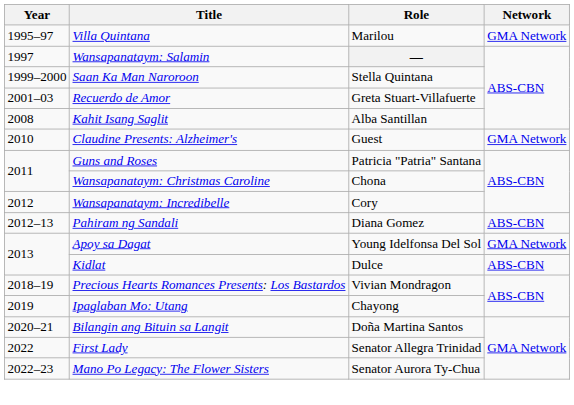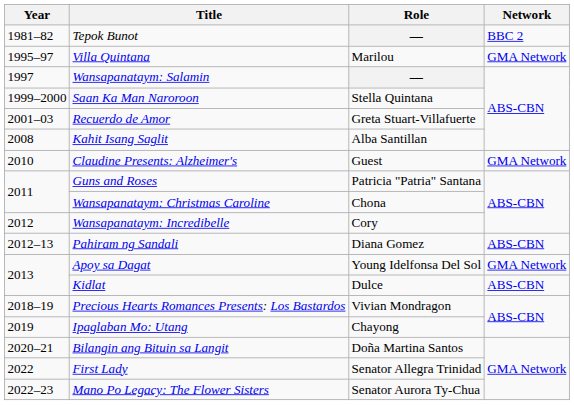+ row: (105, 35)
